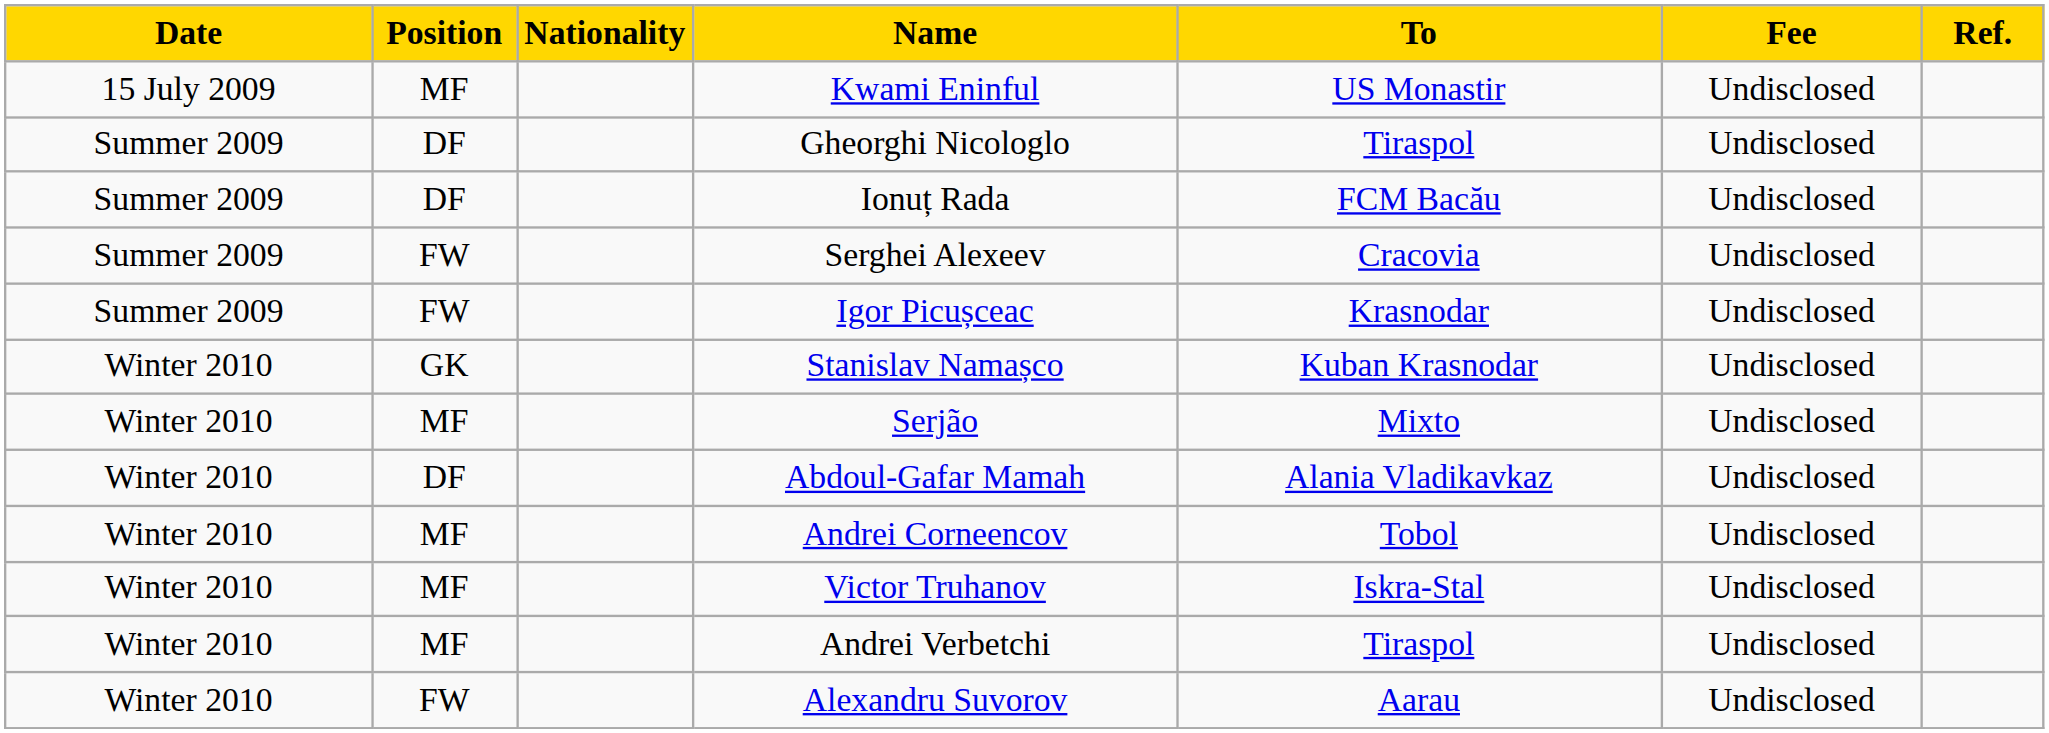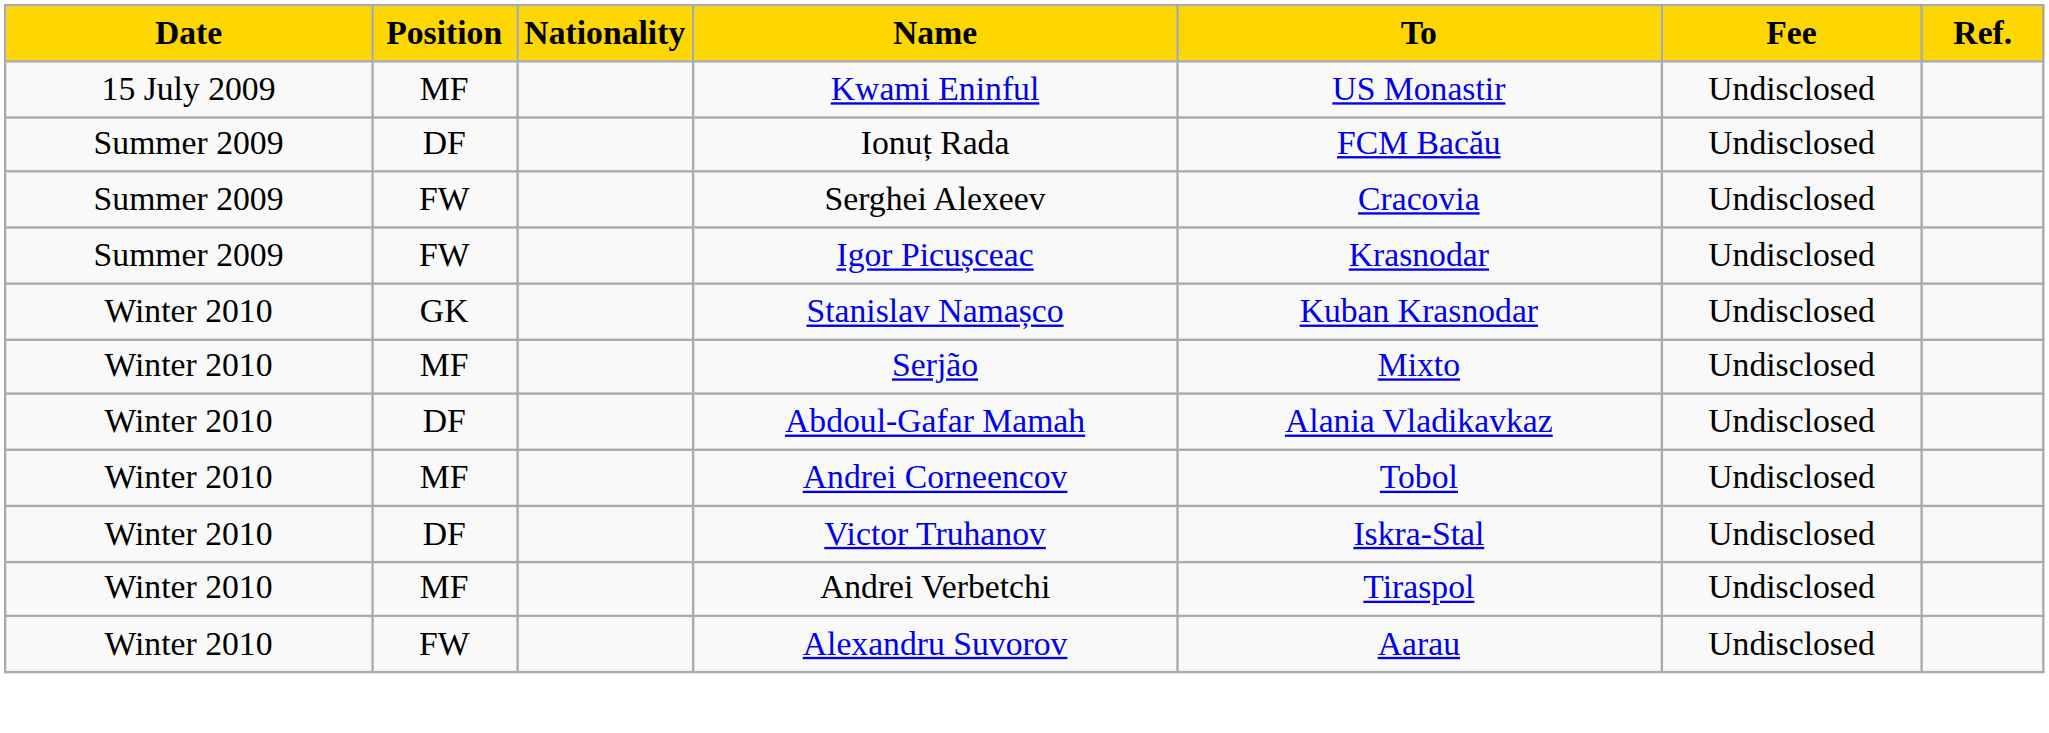- row: (935, 143)
(444, 588) MF -> (444, 532) DF
